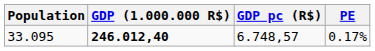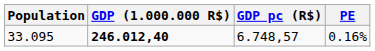(348, 36) 0.17% -> (348, 36) 0.16%
